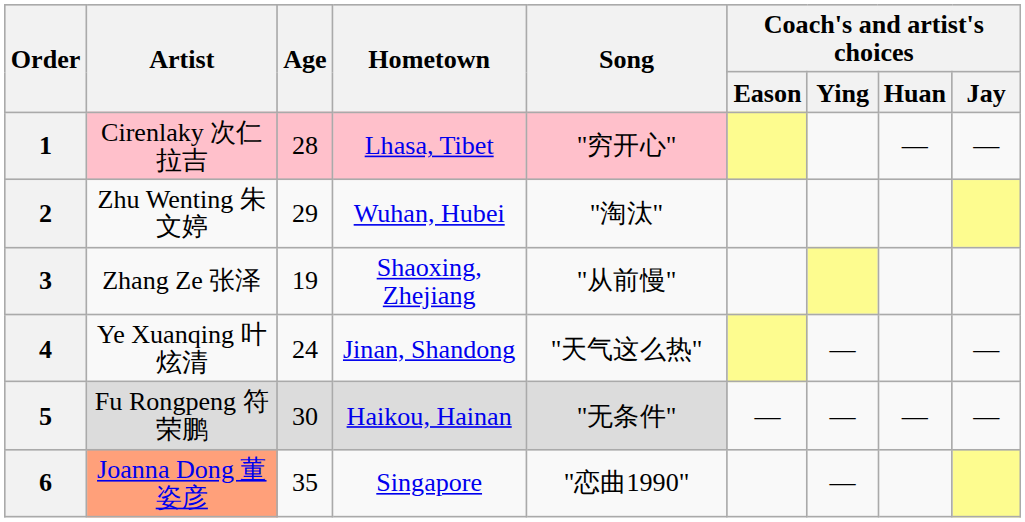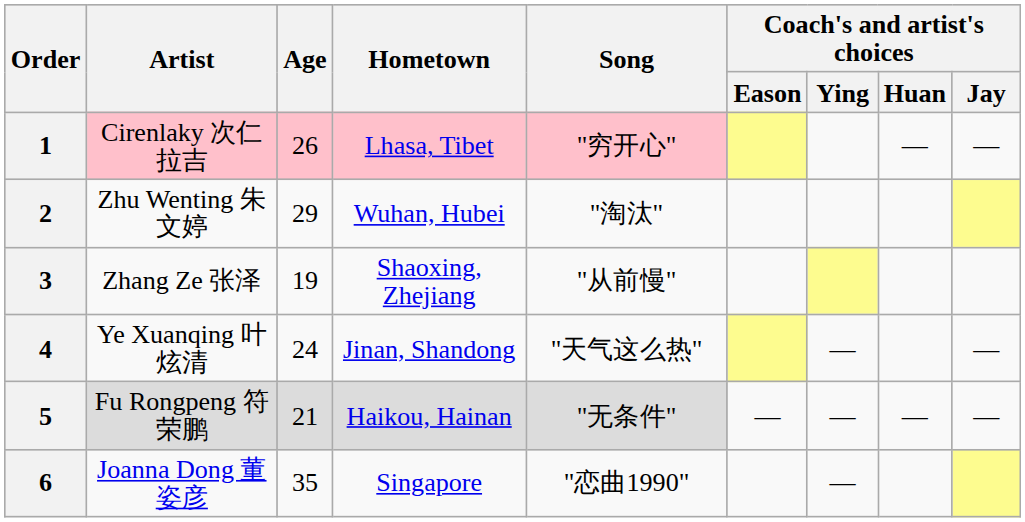(305, 146) 28 -> (305, 146) 26
(305, 415) 30 -> (305, 415) 21
(182, 483) lightsalmon background -> (182, 483) no background
